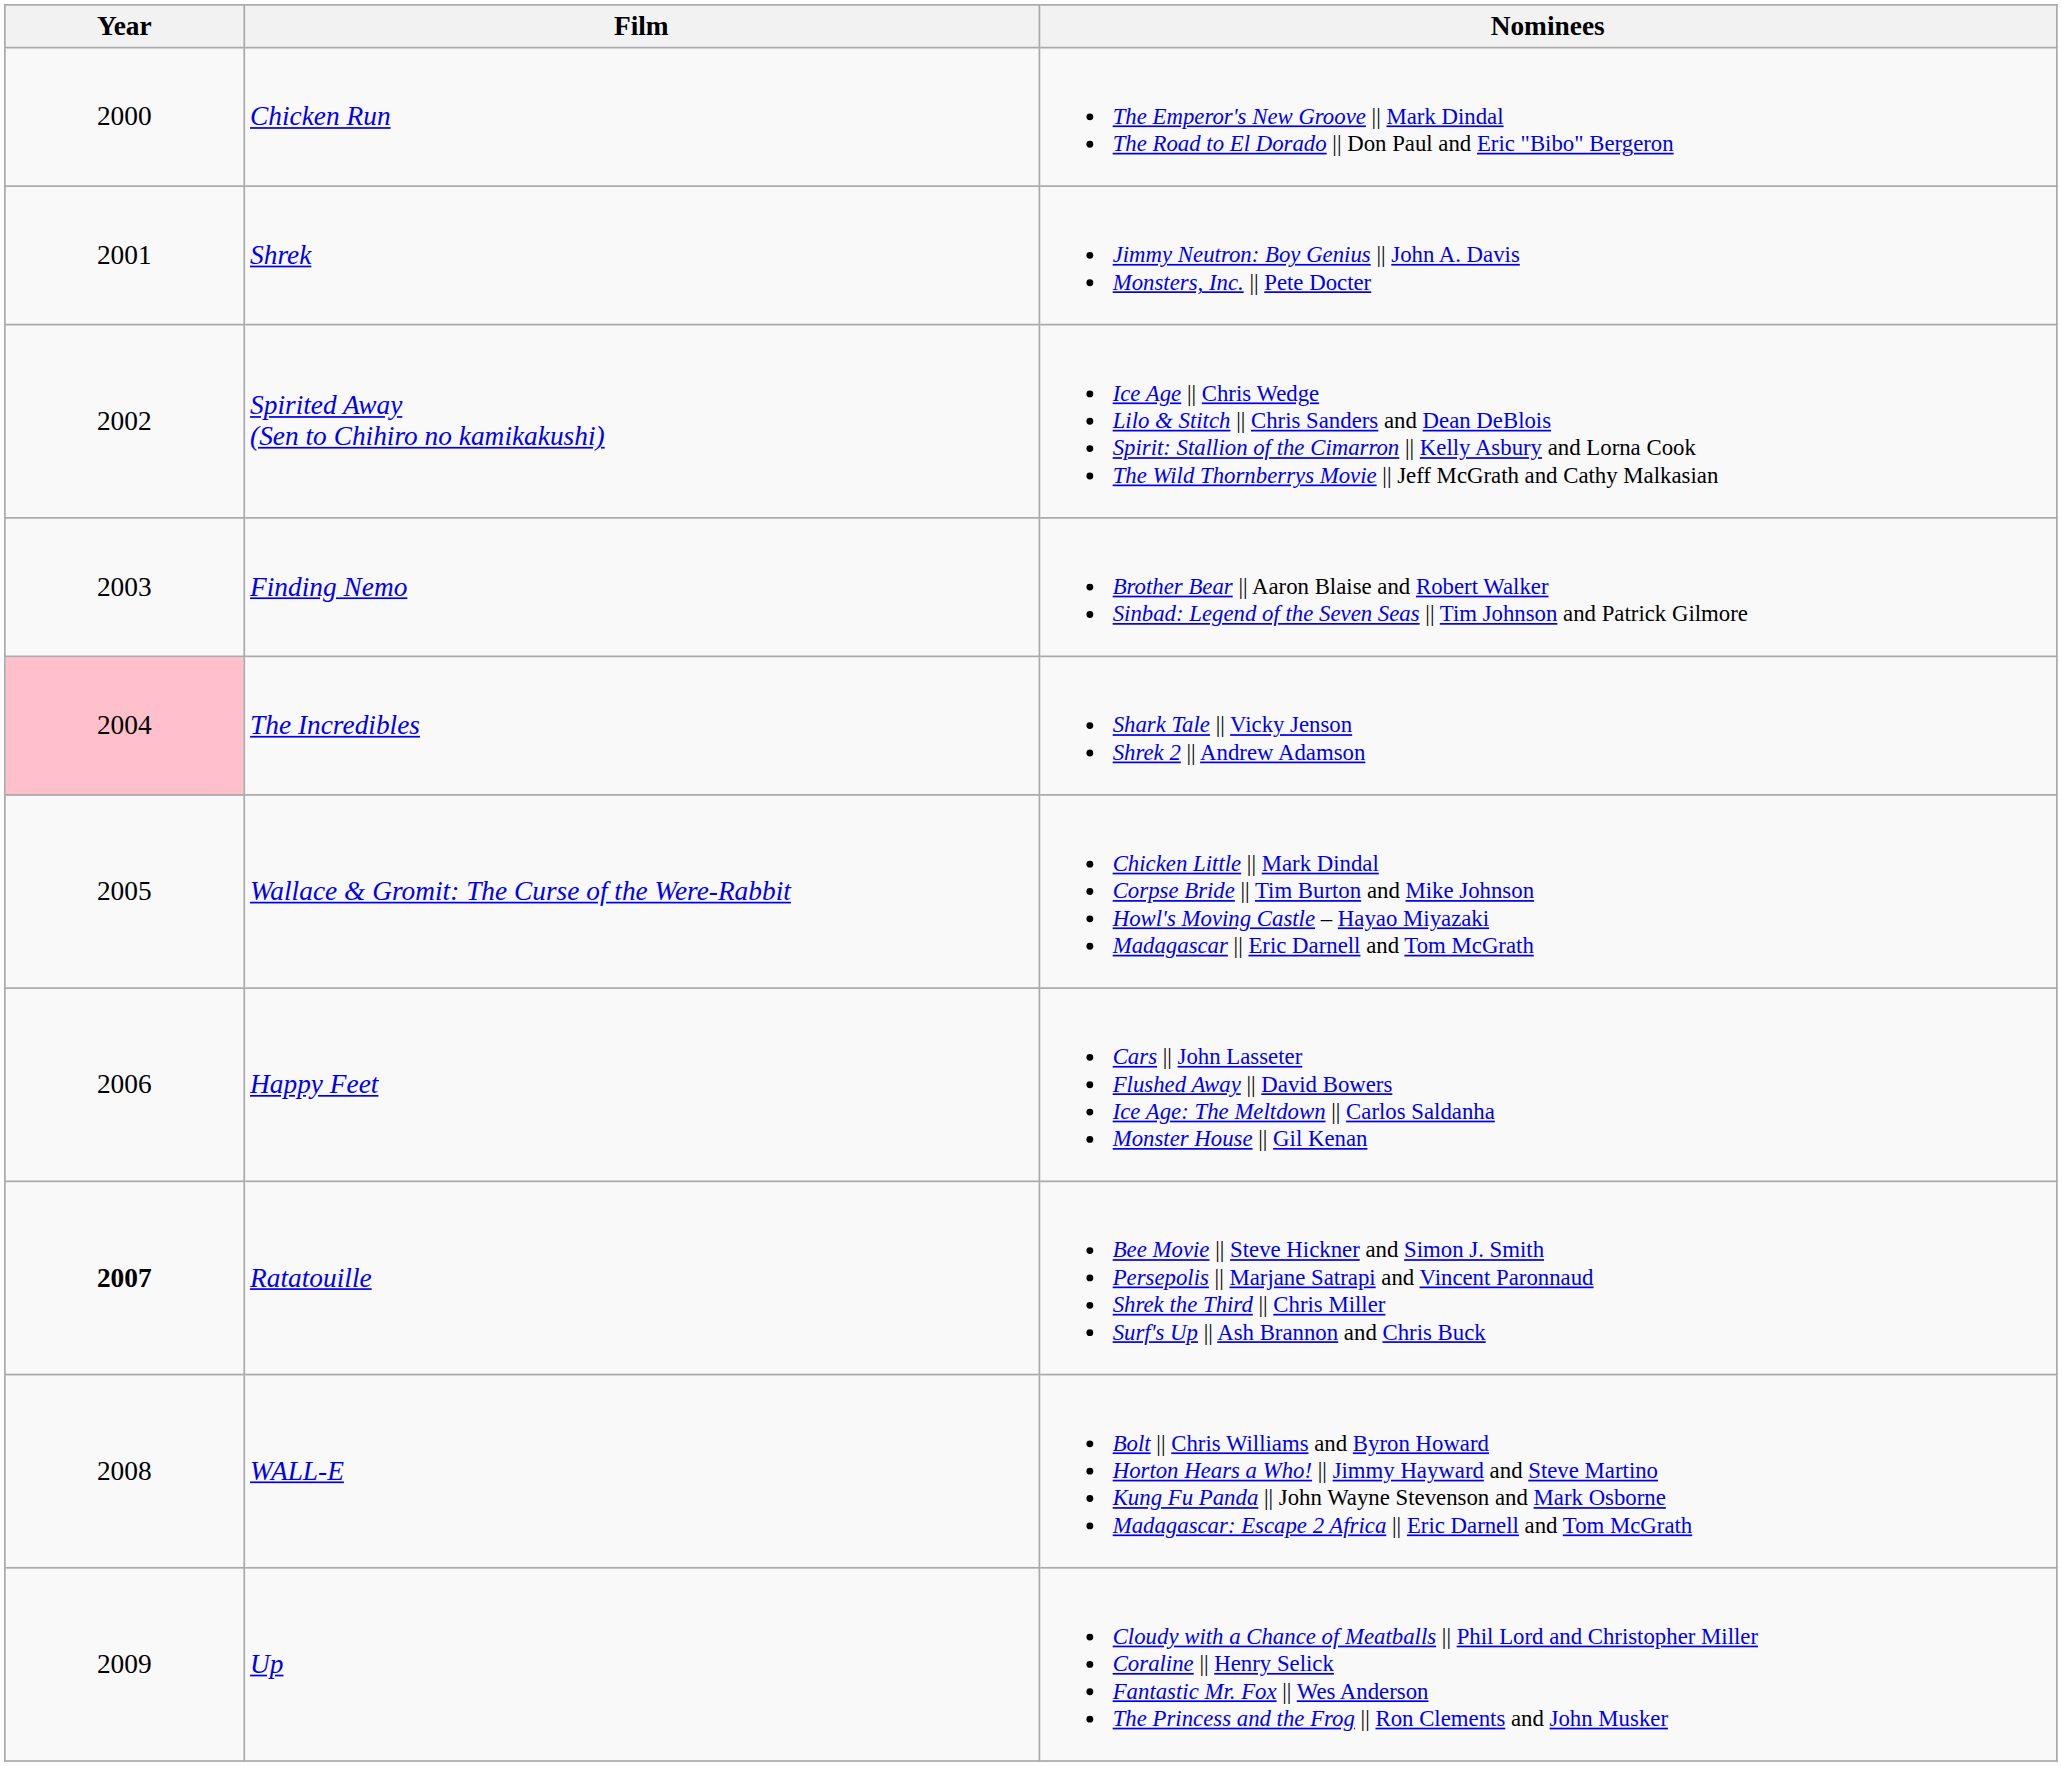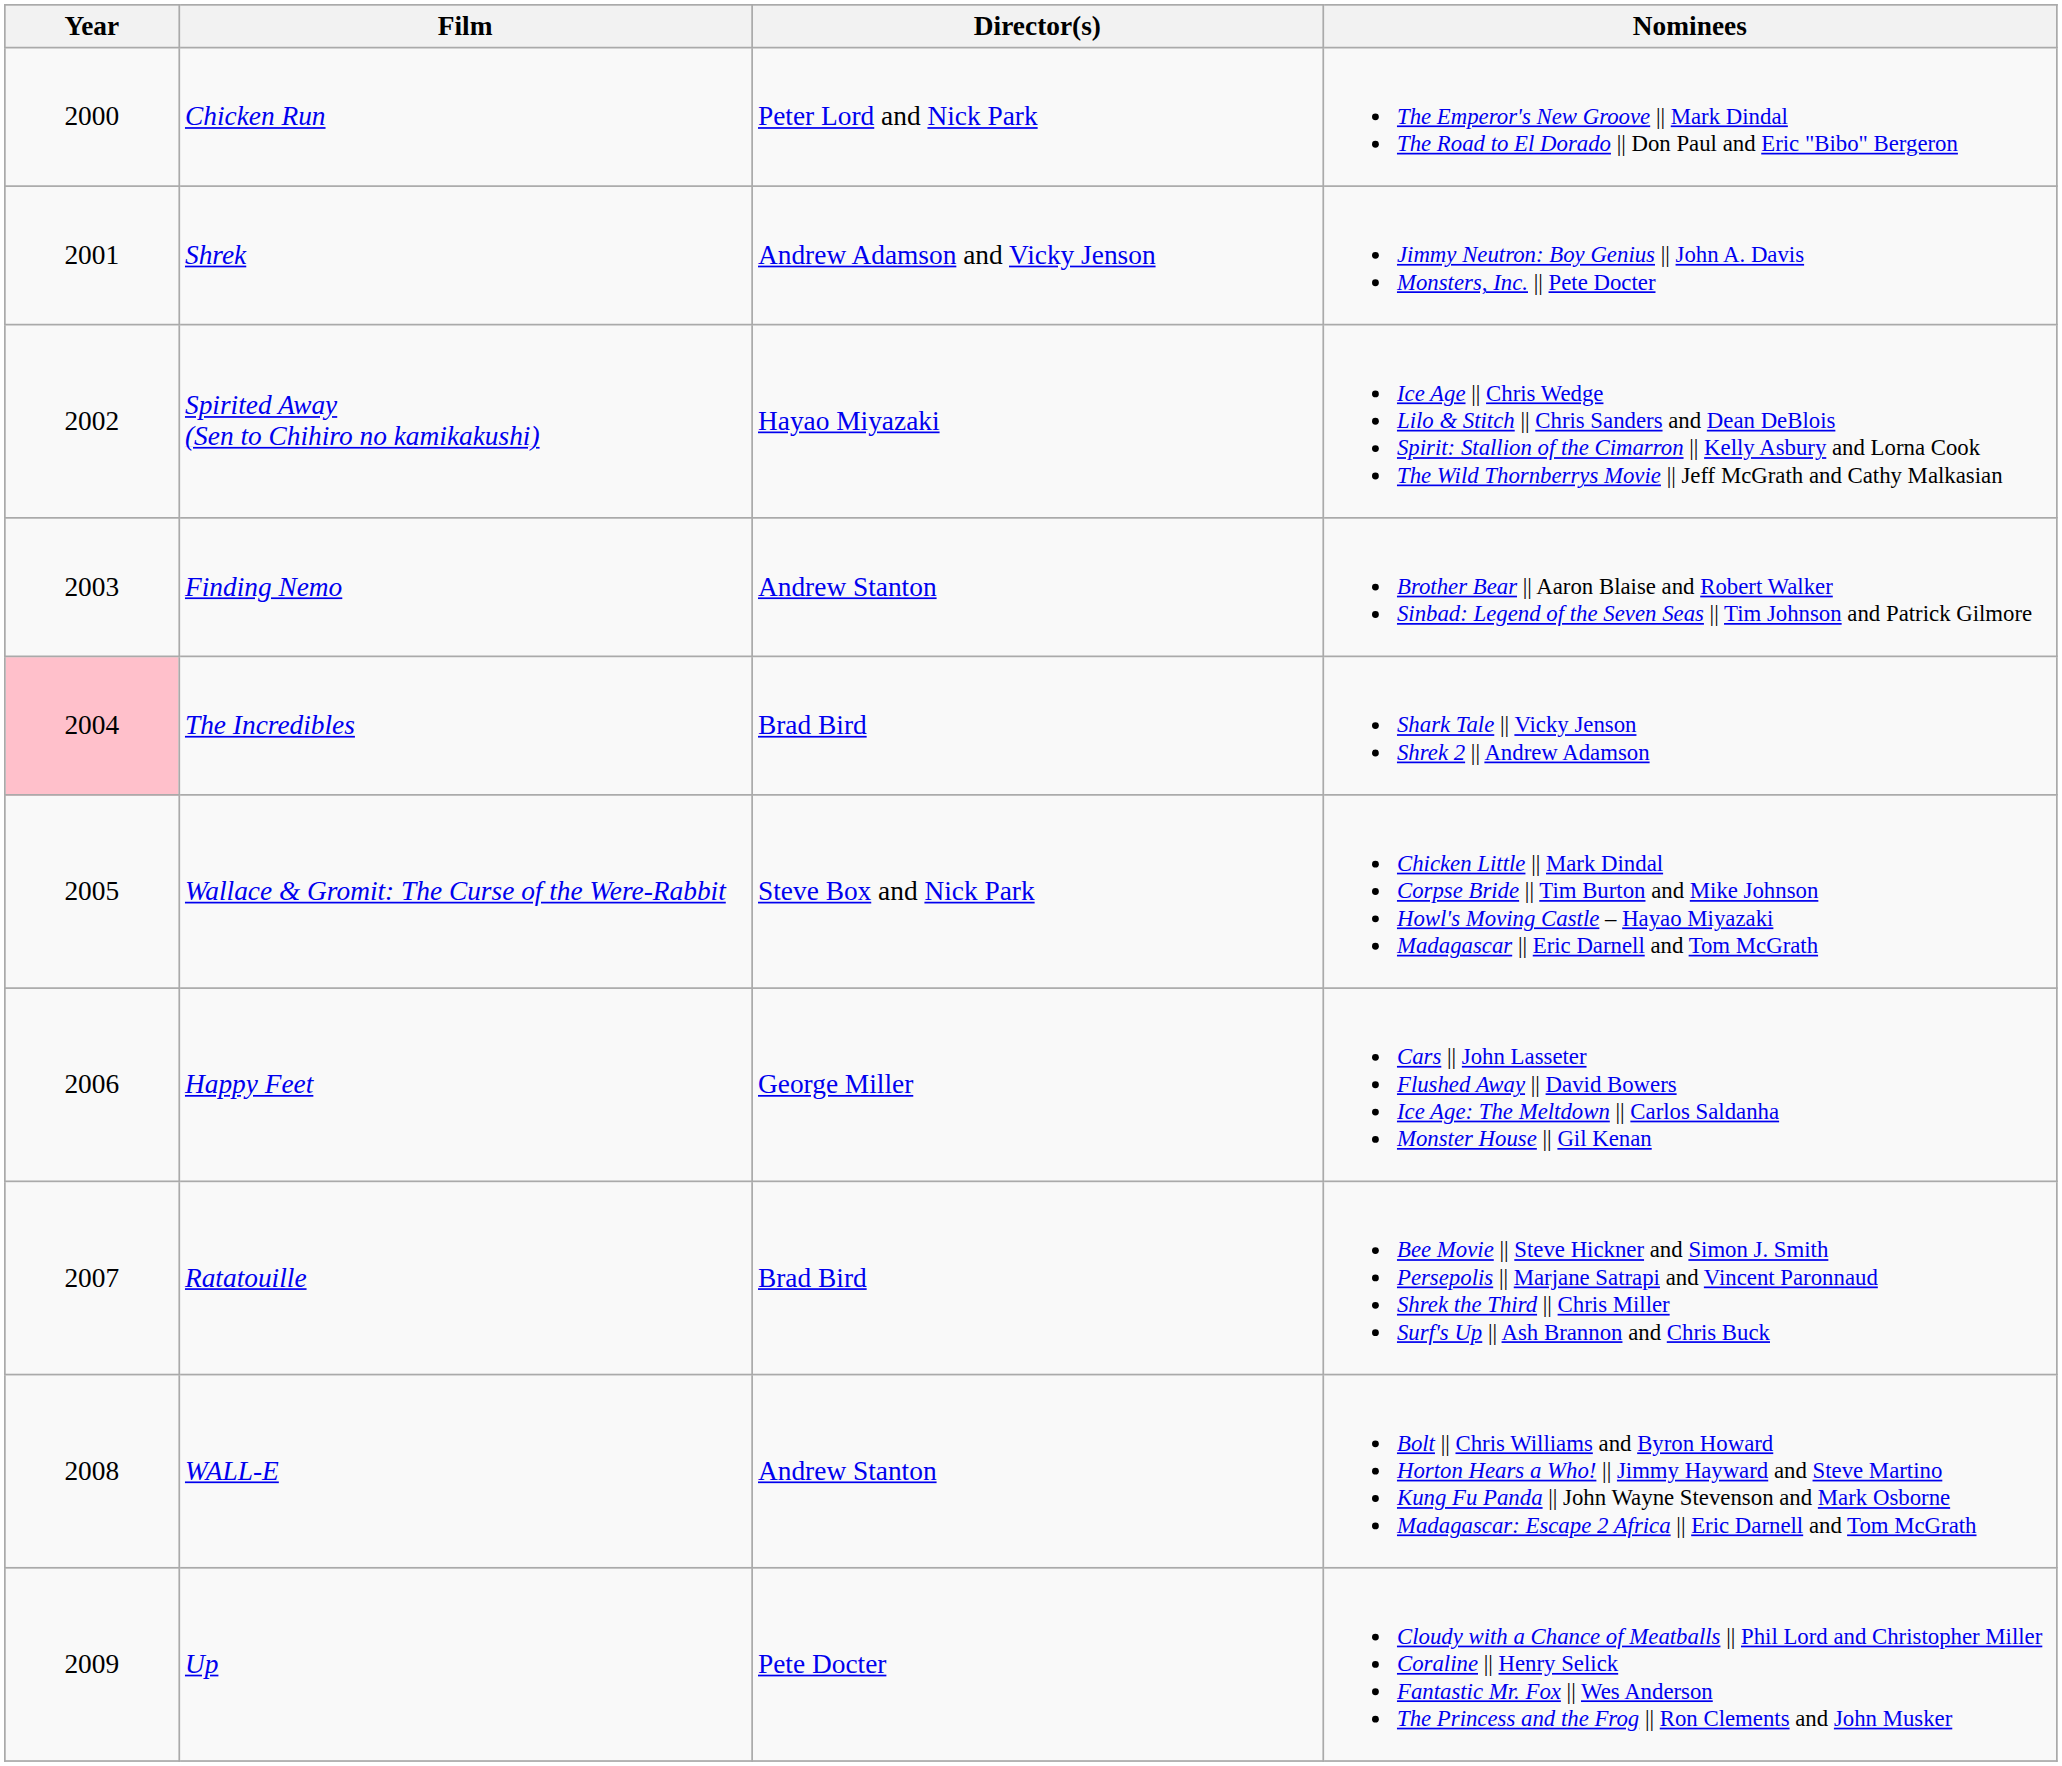+ column: (1037, 26)
(124, 1277) bold -> (92, 1277) normal
